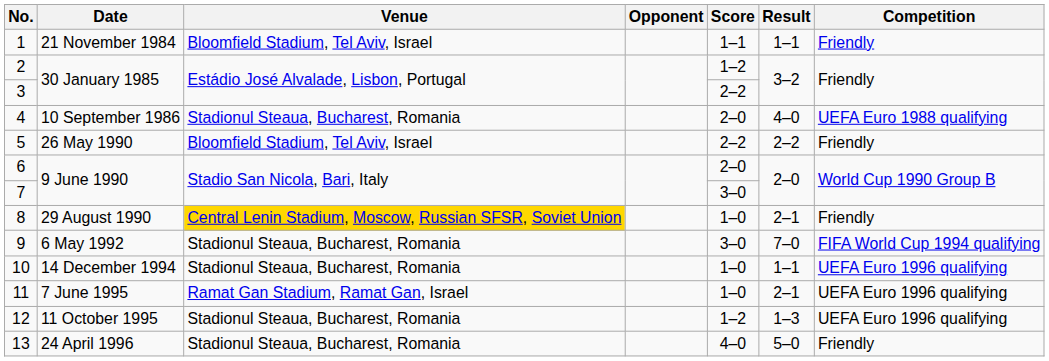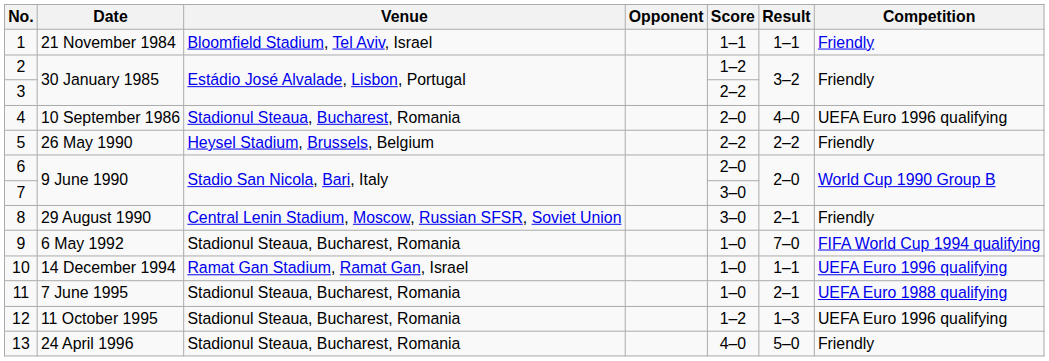(913, 117) UEFA Euro 1988 qualifying -> (913, 117) UEFA Euro 1996 qualifying
(310, 142) Bloomfield Stadium, Tel Aviv, Israel -> (311, 142) Heysel Stadium, Brussels, Belgium
(404, 218) gold background -> (404, 218) no background
(733, 218) 1–0 -> (733, 218) 3–0
(733, 243) 3–0 -> (733, 243) 1–0
(324, 268) Stadionul Steaua, Bucharest, Romania -> (328, 268) Ramat Gan Stadium, Ramat Gan, Israel
(328, 293) Ramat Gan Stadium, Ramat Gan, Israel -> (324, 293) Stadionul Steaua, Bucharest, Romania
(913, 293) UEFA Euro 1996 qualifying -> (913, 293) UEFA Euro 1988 qualifying
